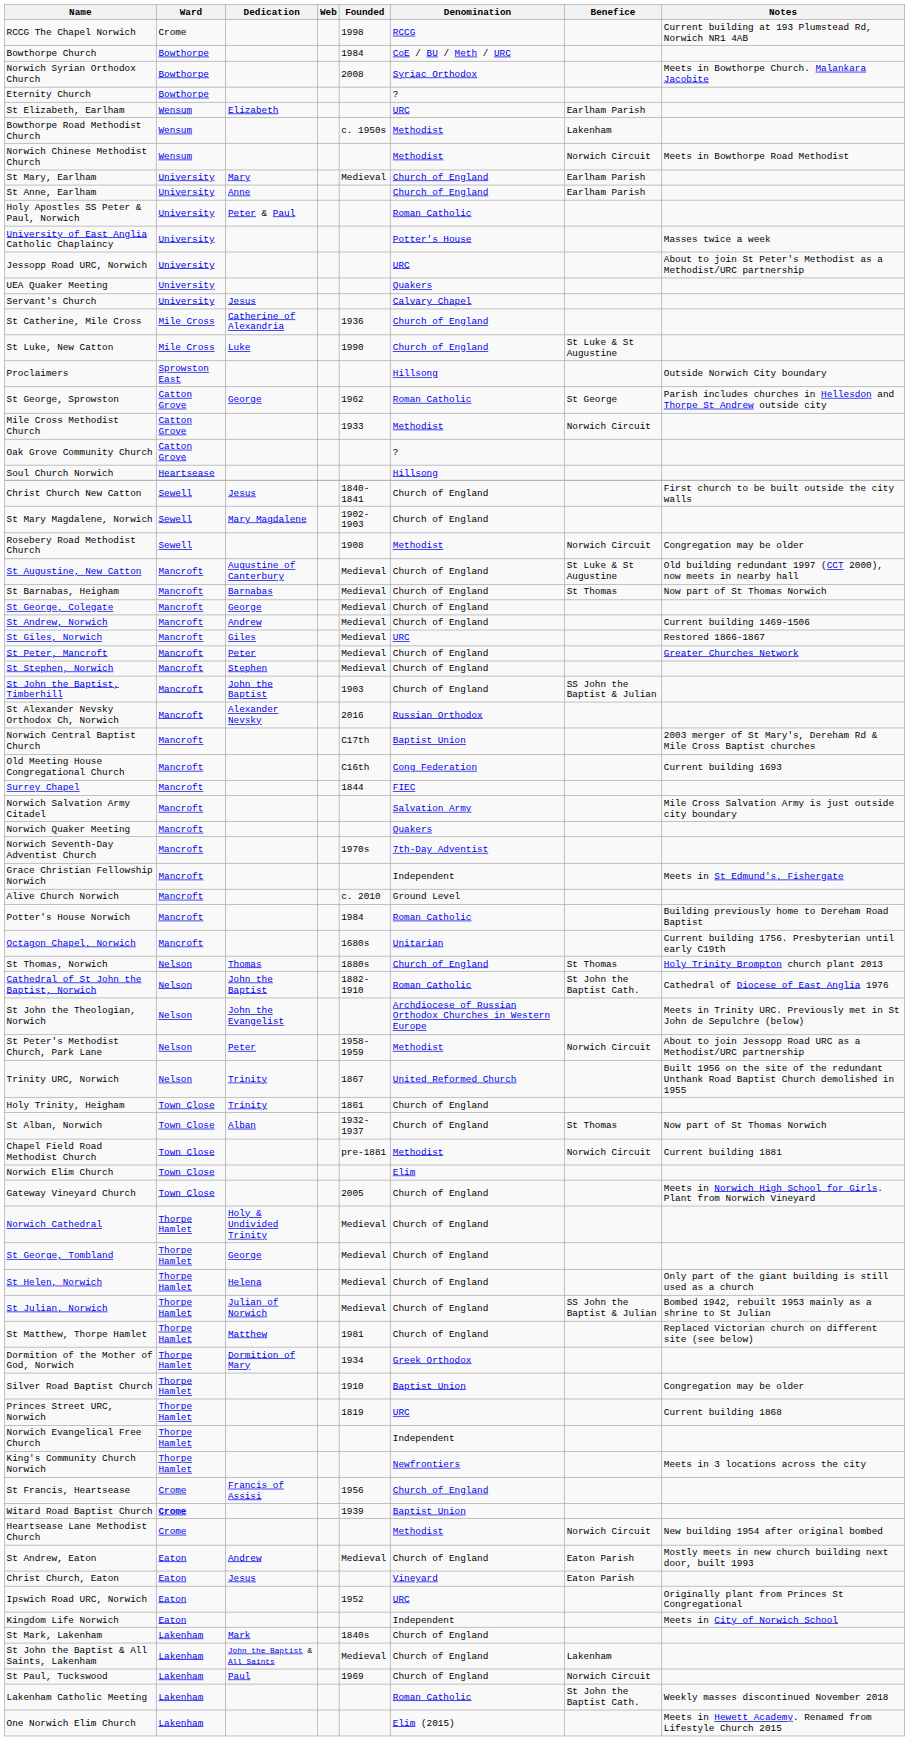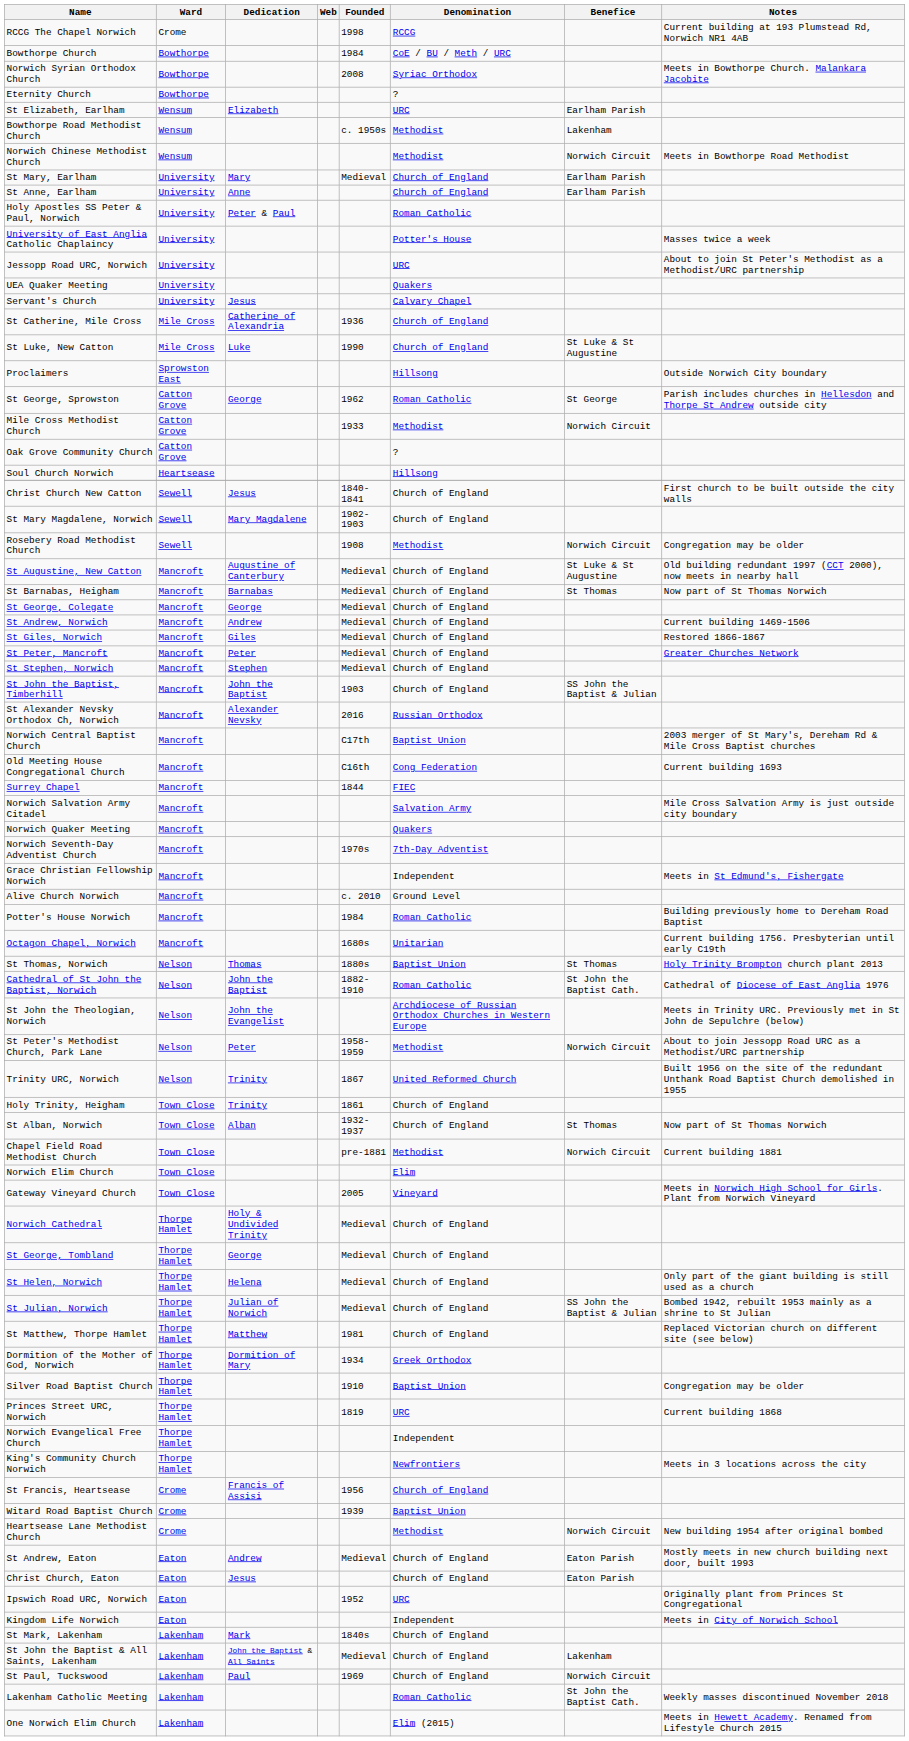(401, 638) URC -> (441, 638) Church of England
(441, 964) Church of England -> (429, 964) Baptist Union
(441, 1193) Church of England -> (415, 1193) Vineyard
(172, 1511) bold -> (172, 1511) normal
(415, 1579) Vineyard -> (441, 1579) Church of England
